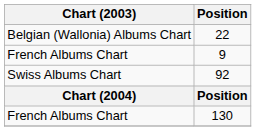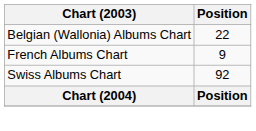- row: (222, 116)
